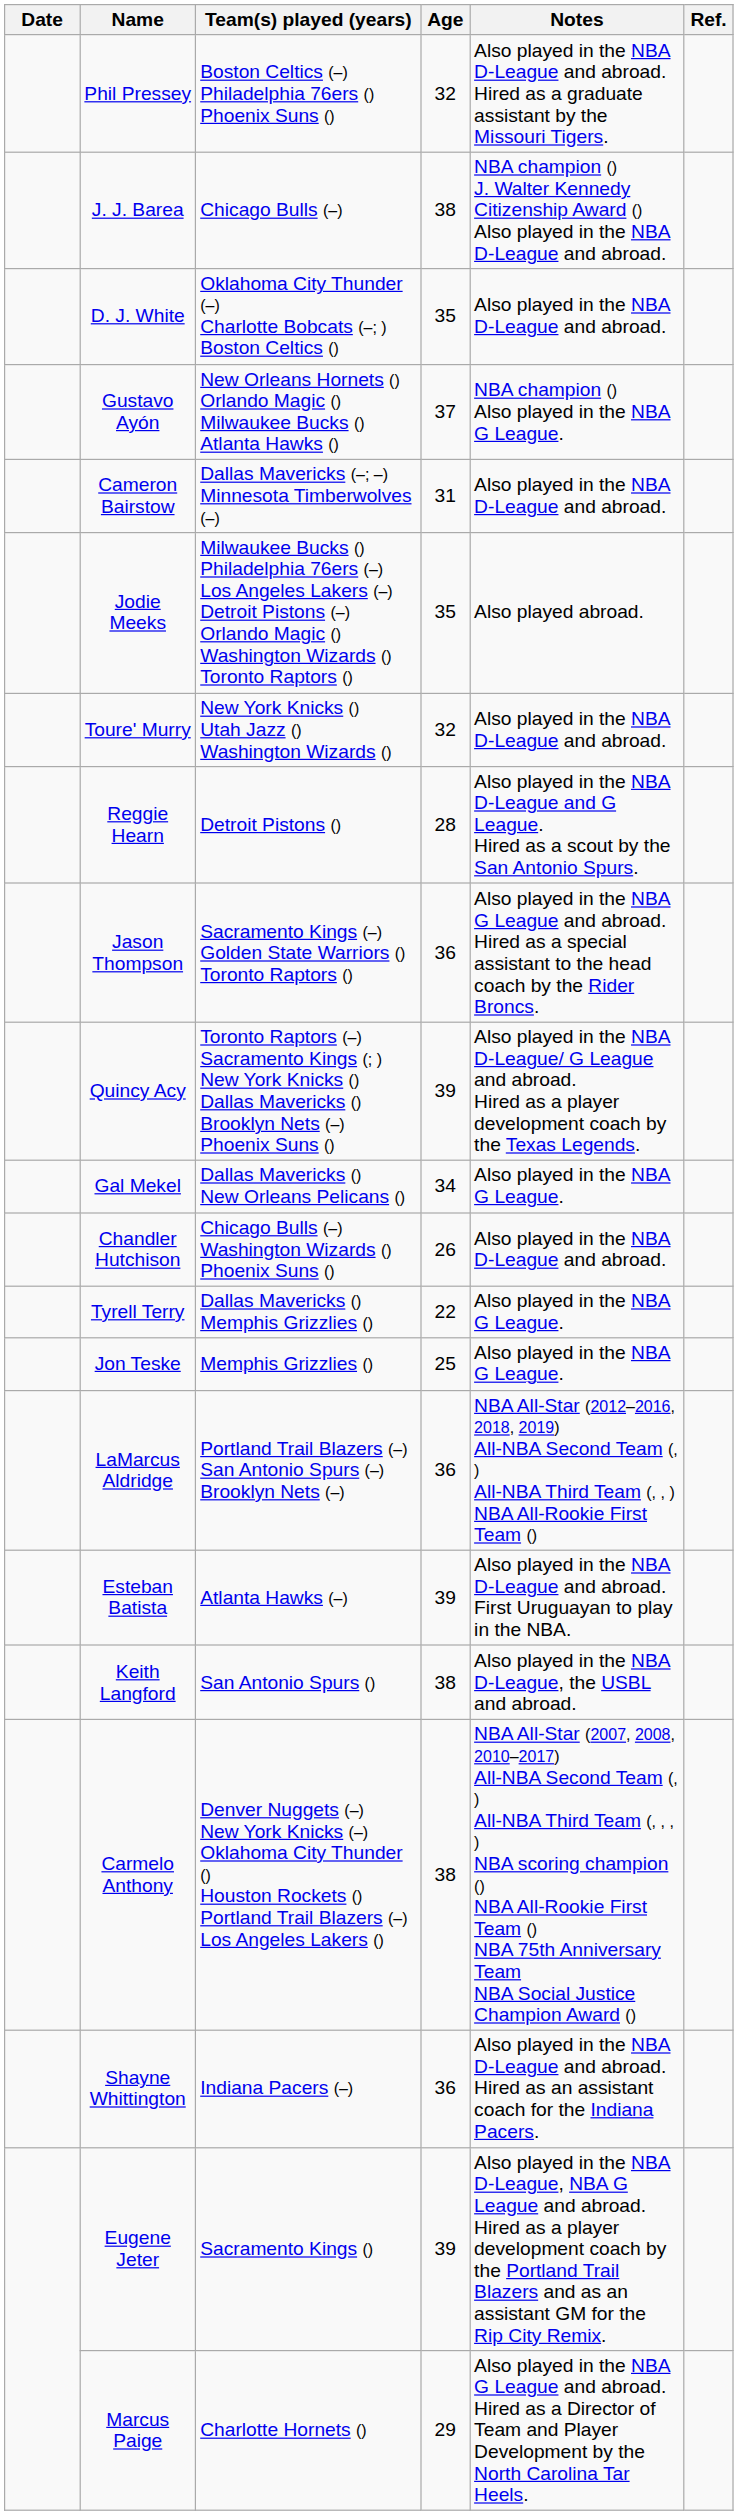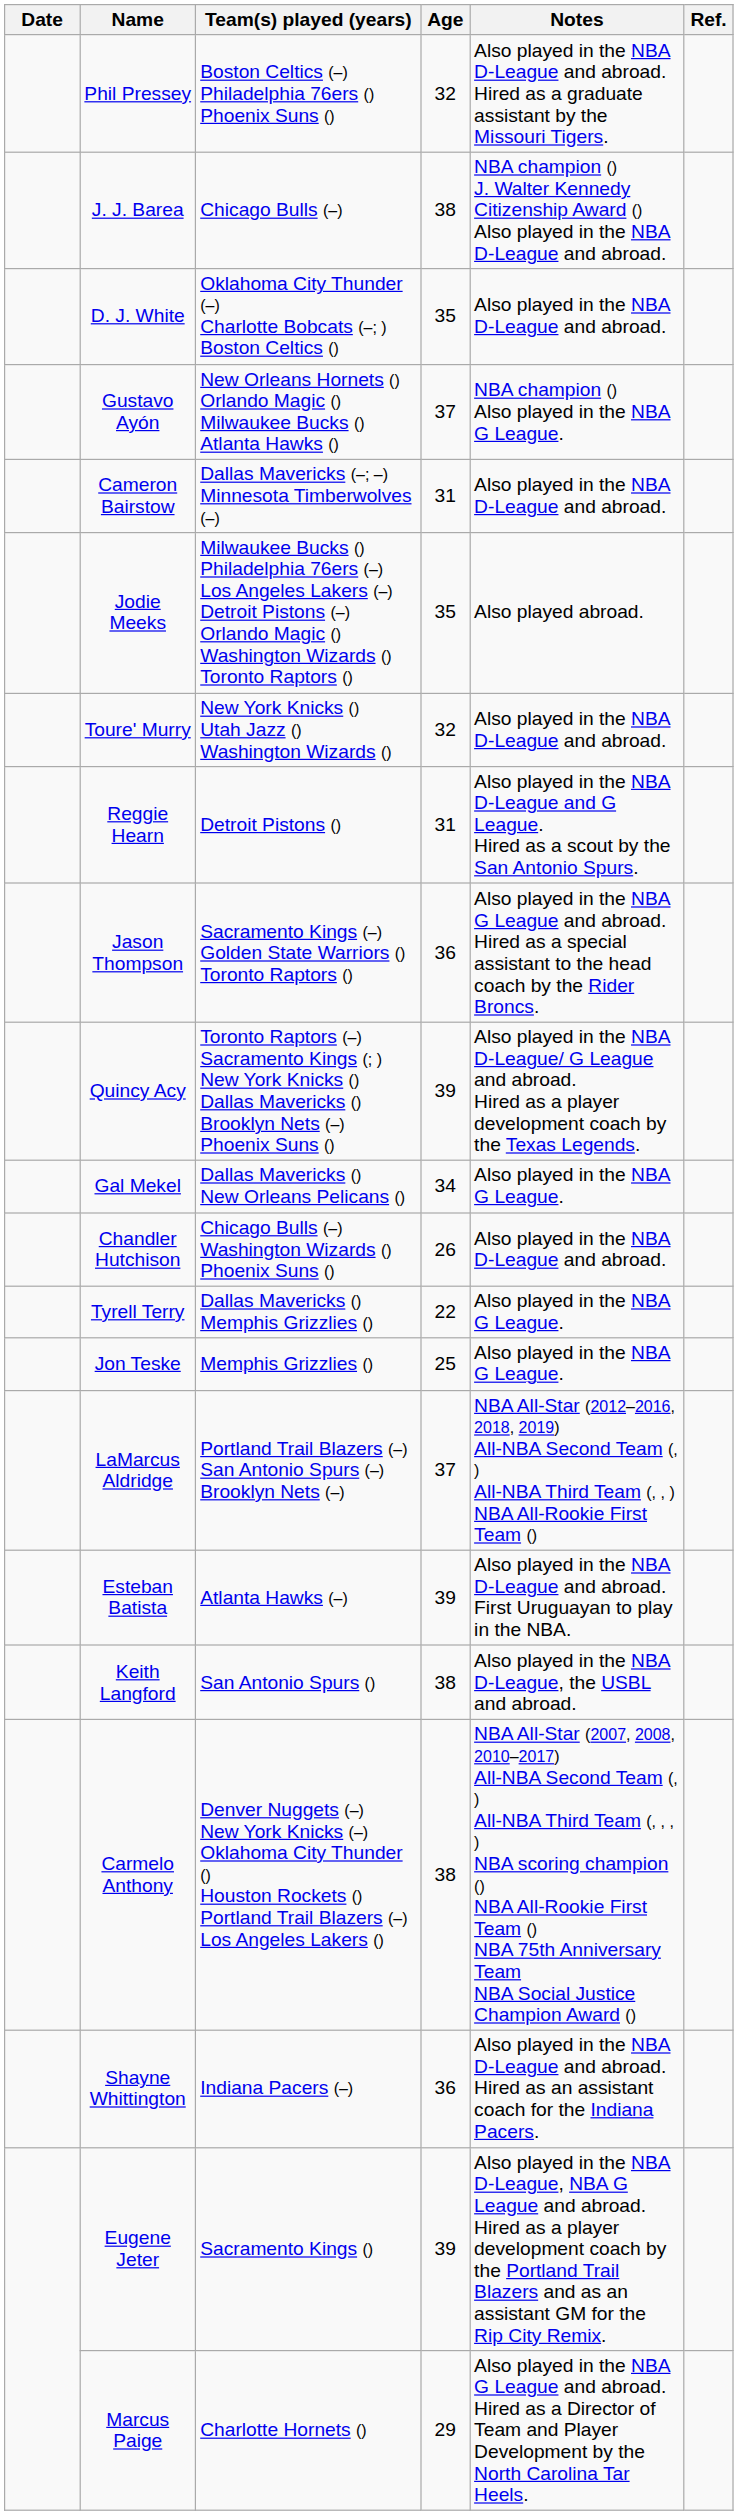(445, 824) 28 -> (445, 824) 31
(445, 1470) 36 -> (445, 1470) 37
